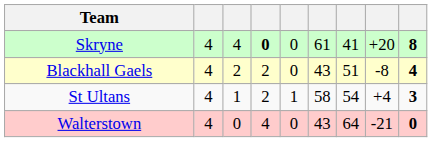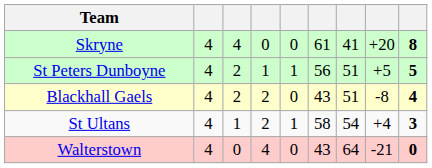(265, 44) bold -> (265, 44) normal
+ row: (99, 70)
